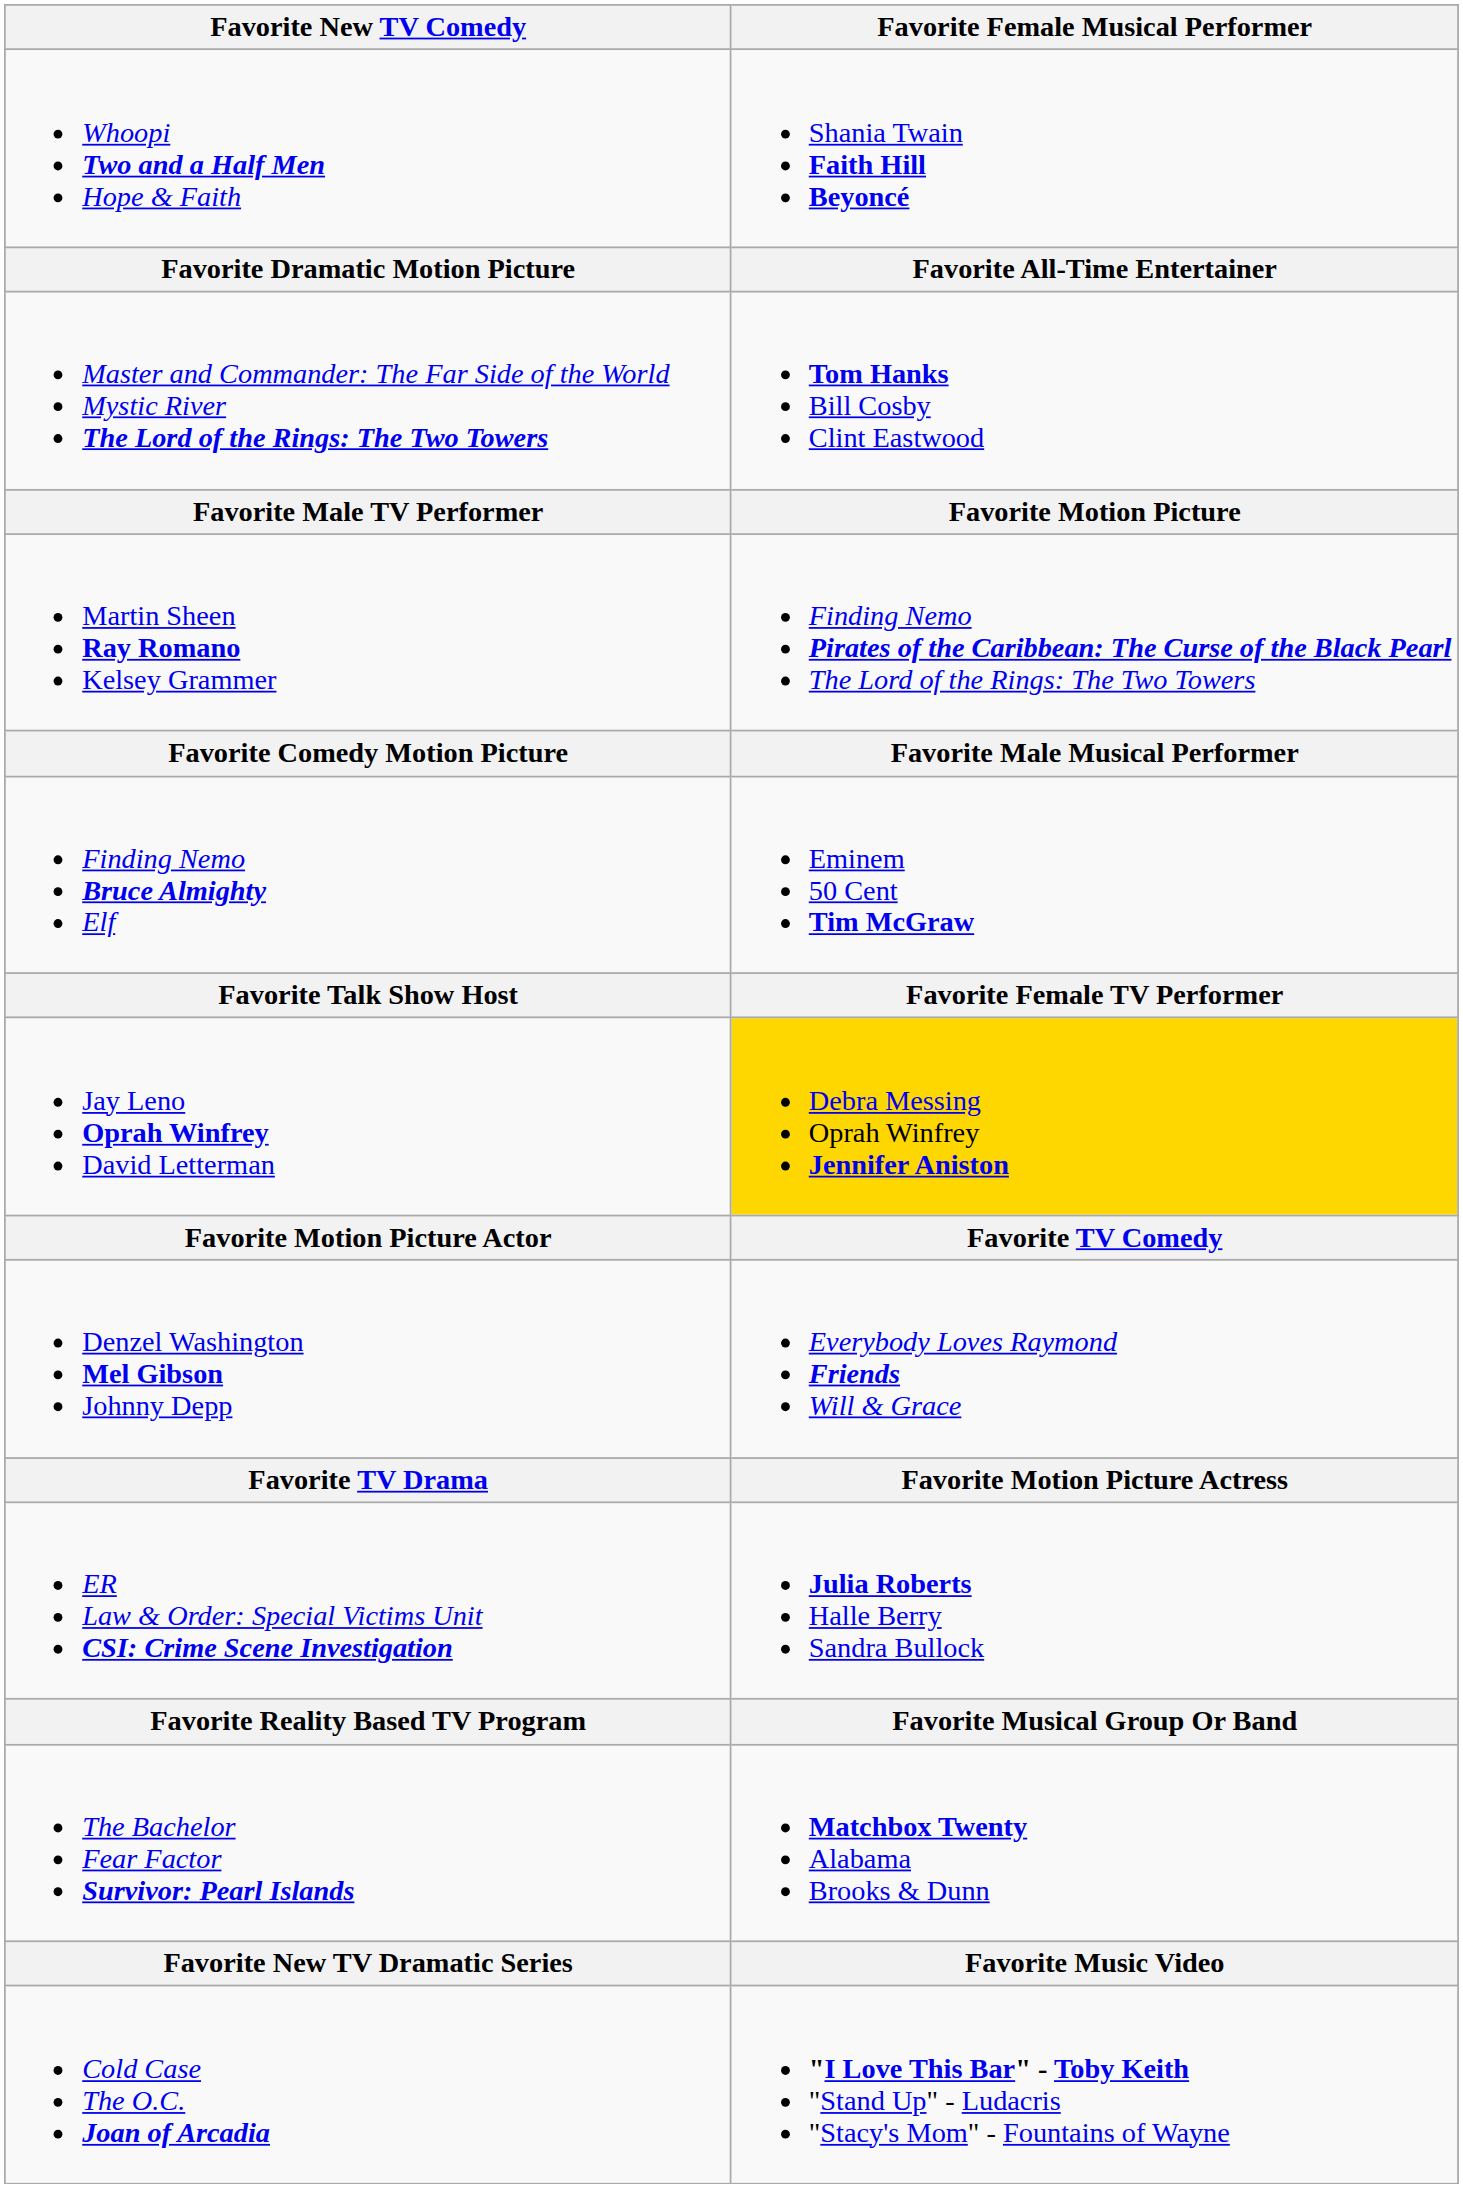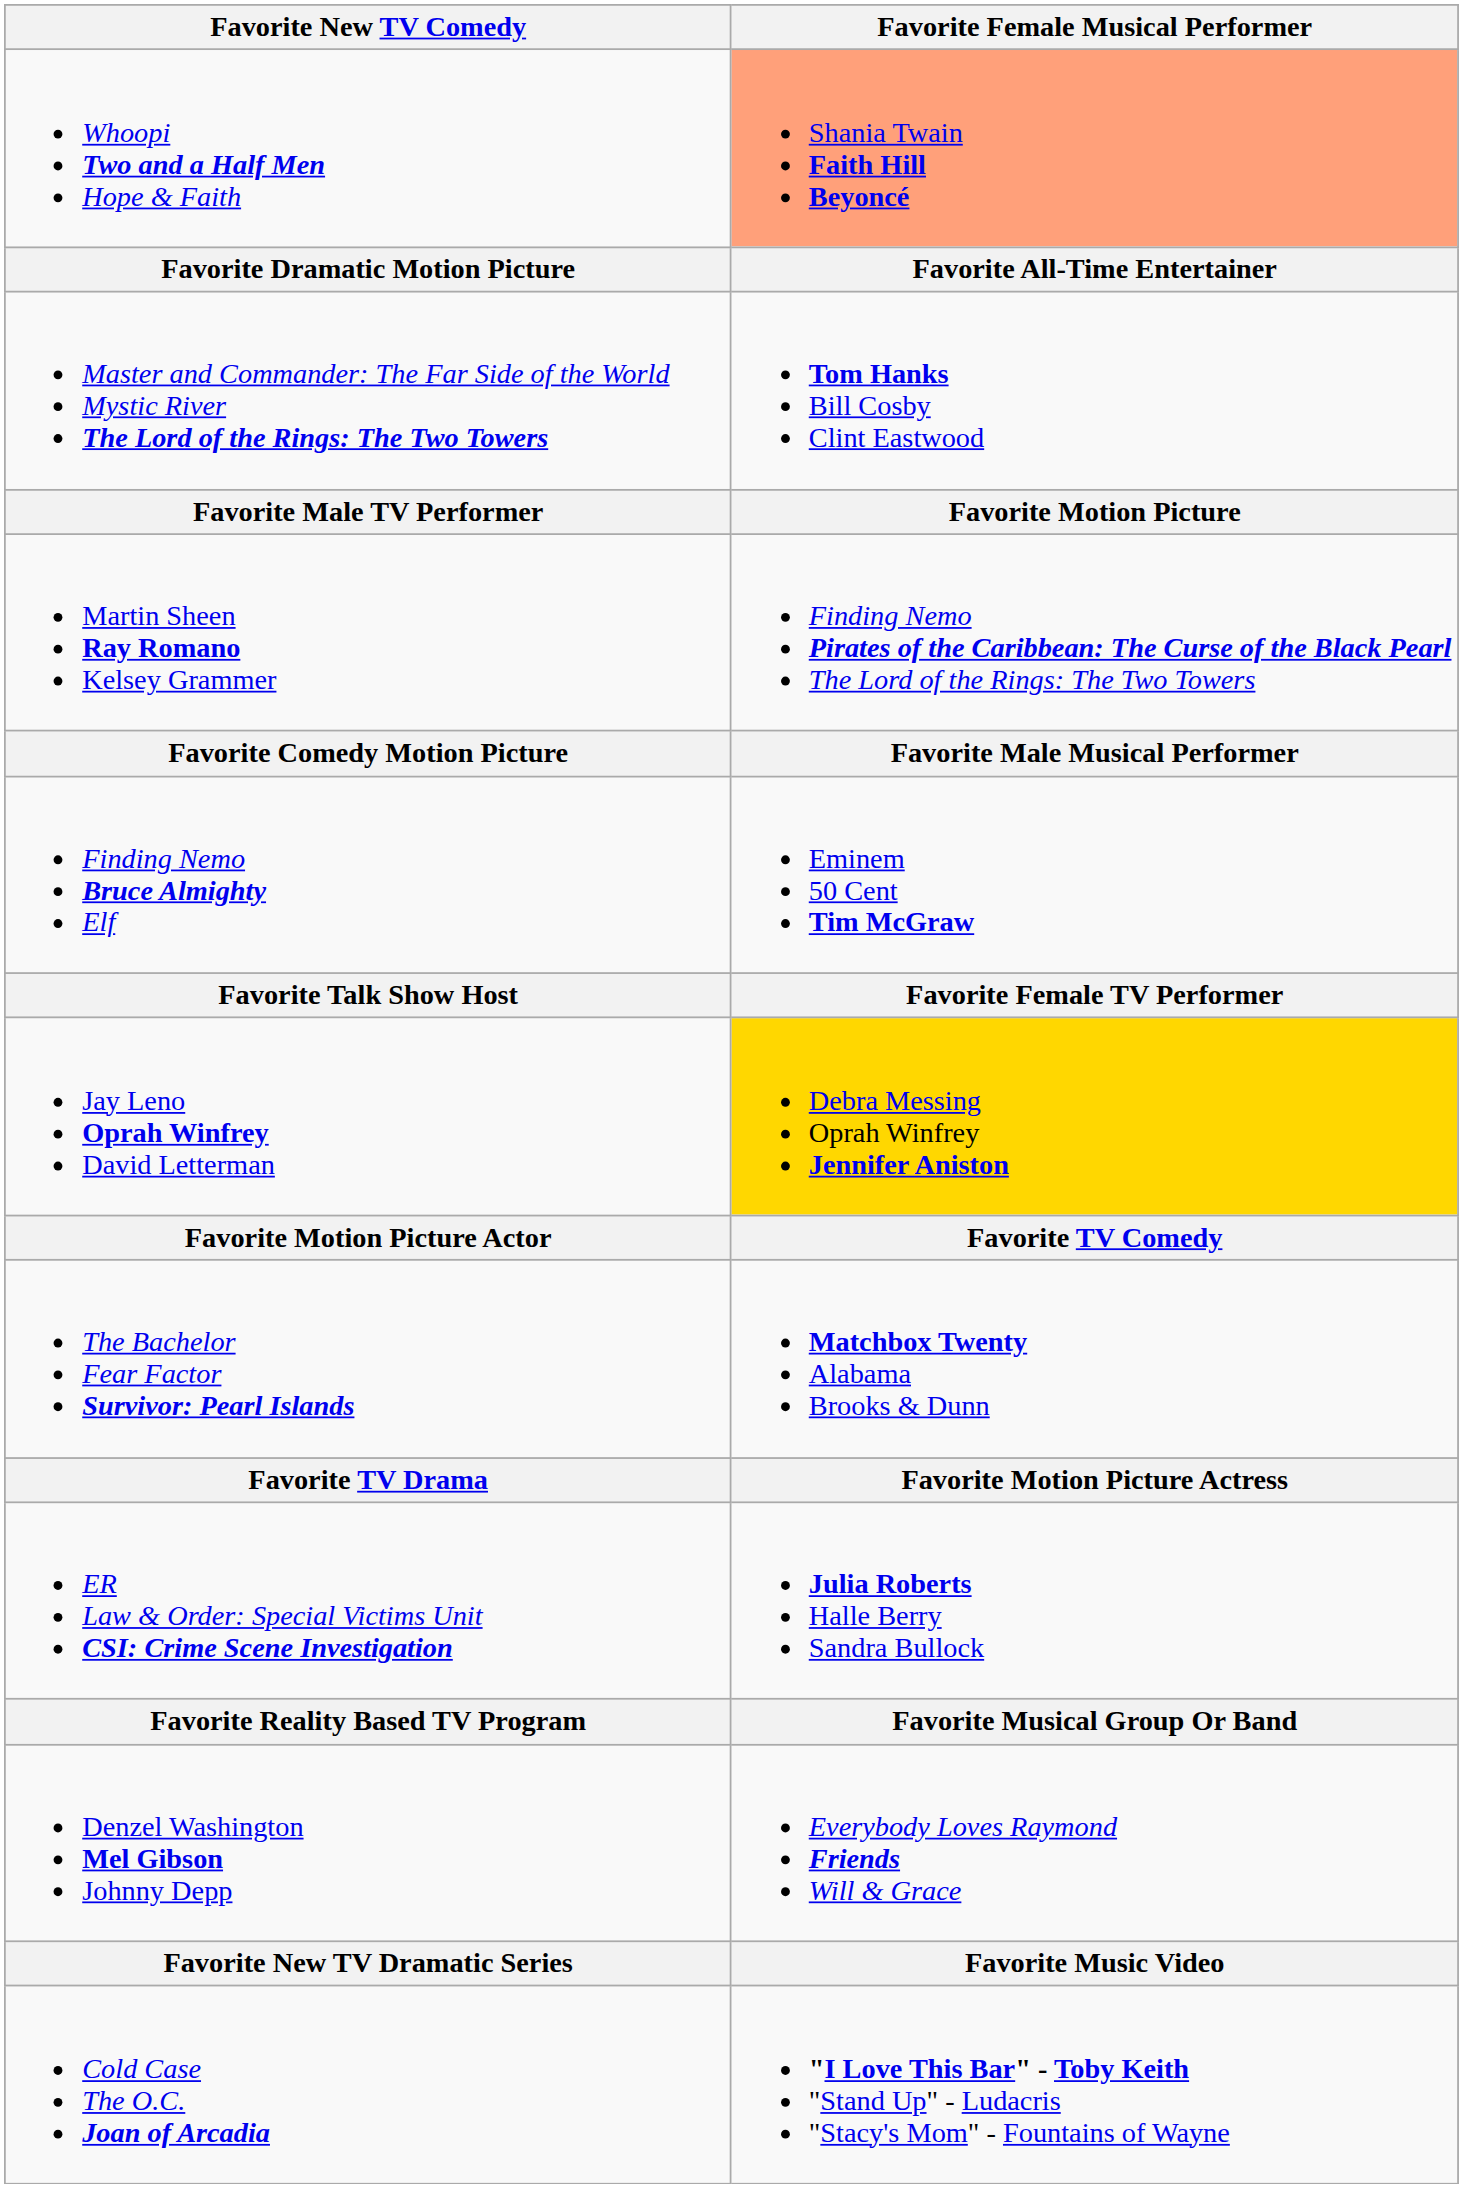(1095, 164) no background -> (1095, 164) lightsalmon background
rows swapped: (368, 1375) <-> (368, 1859)
